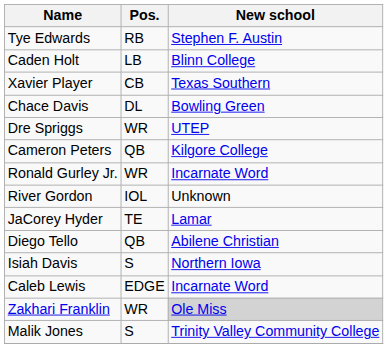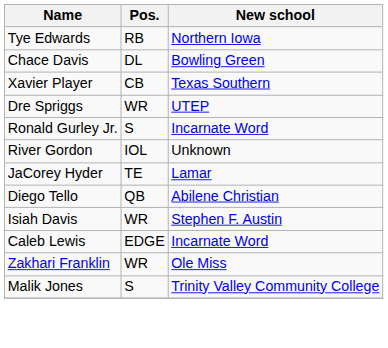(227, 38) Stephen F. Austin -> (216, 38) Northern Iowa
- row: (43, 60)
rows swapped: (50, 83) <-> (48, 106)
- row: (60, 151)
(136, 173) WR -> (129, 128) S
(129, 264) S -> (136, 219) WR
(216, 264) Northern Iowa -> (227, 219) Stephen F. Austin
(199, 309) lightgrey background -> (199, 264) no background
